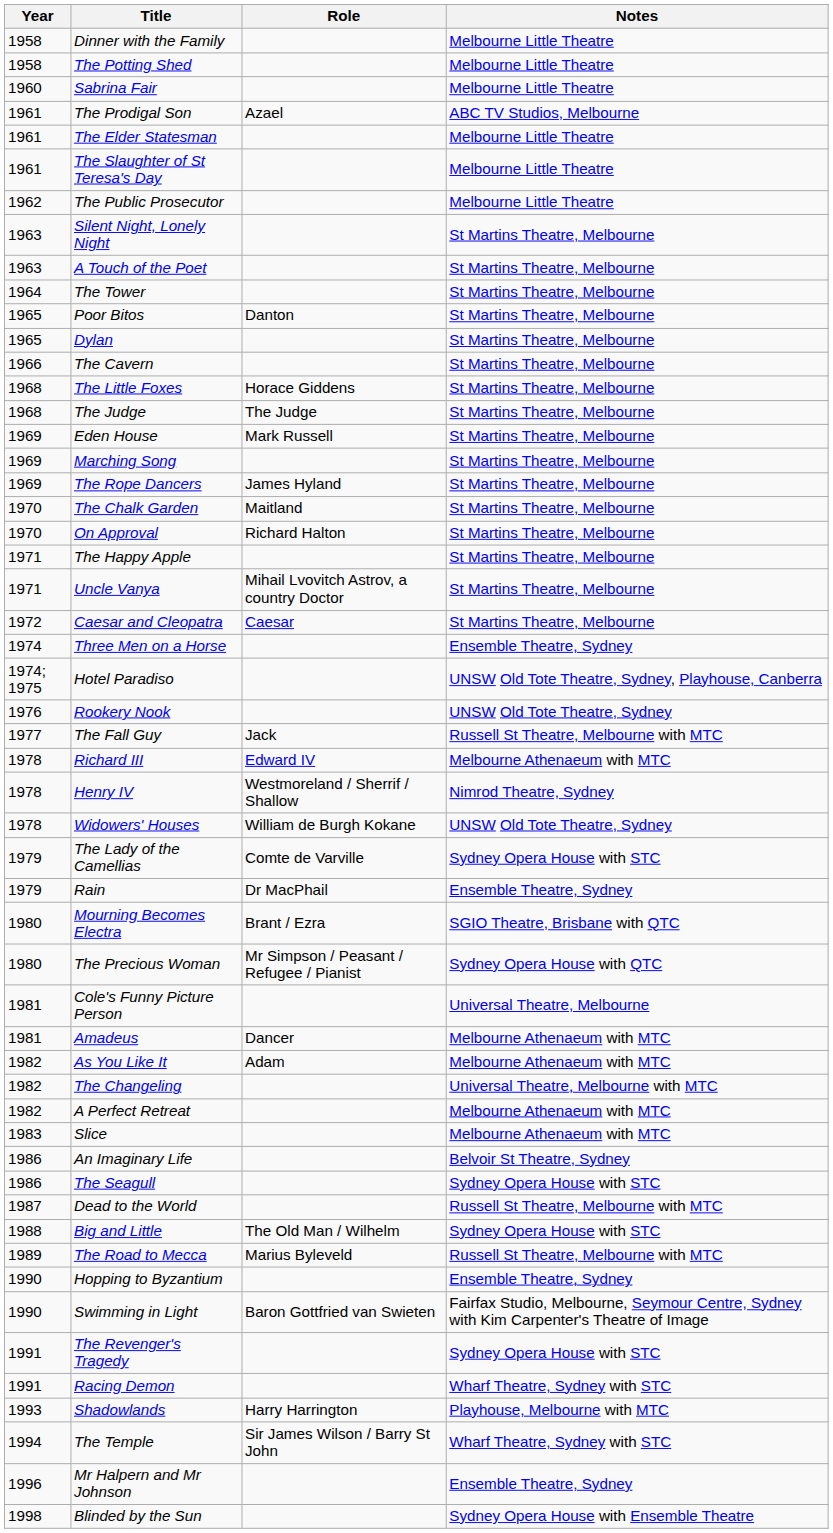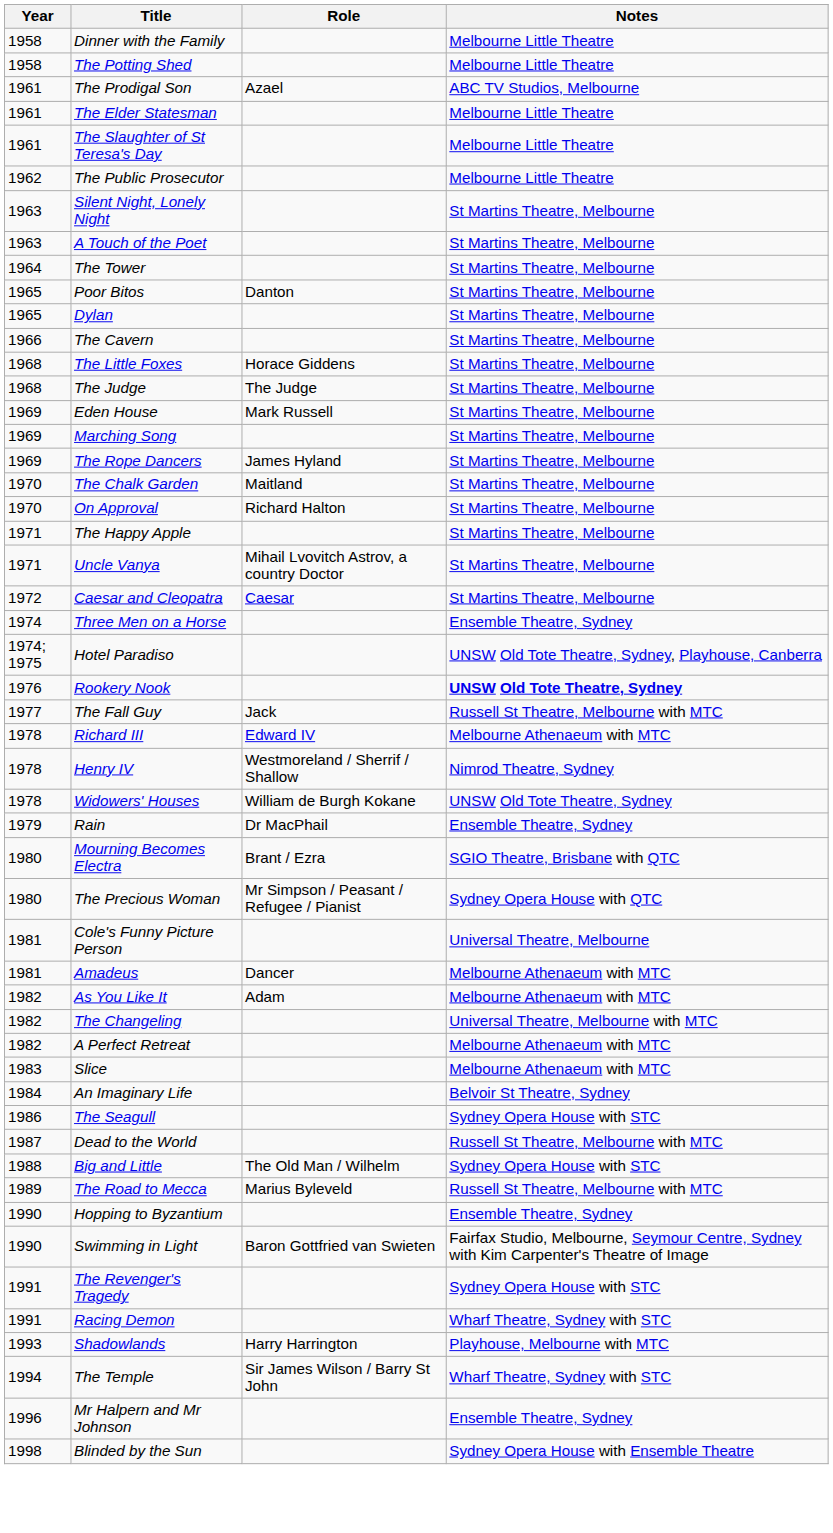- row: (115, 88)
(561, 711) normal -> (566, 687) bold
- row: (127, 857)
(25, 1158) 1986 -> (25, 1093) 1984
